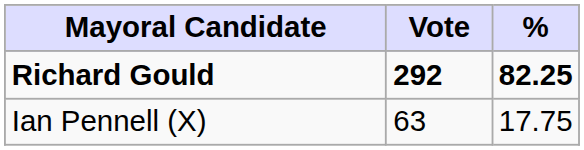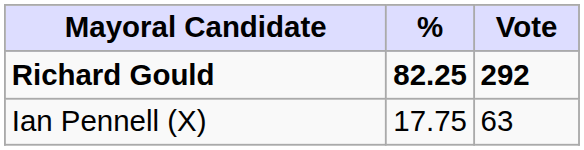columns swapped: (439, 27) <-> (536, 27)
